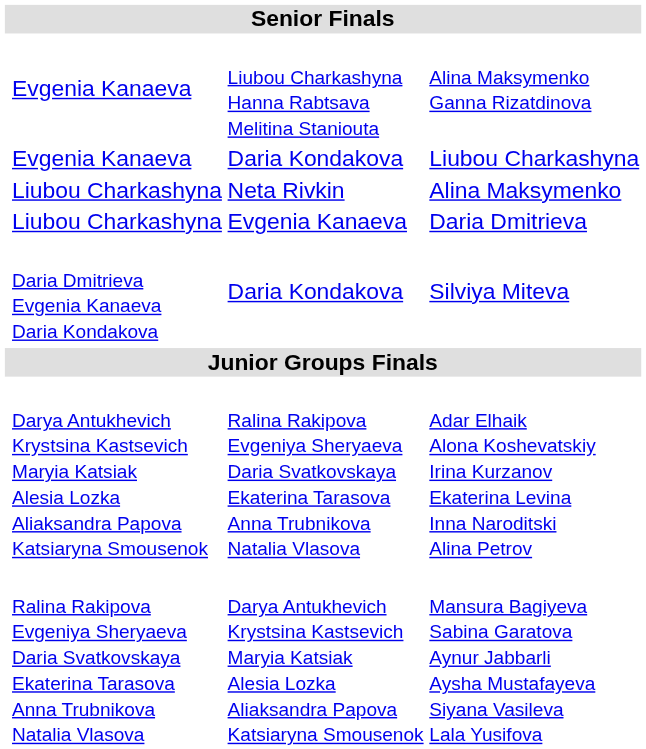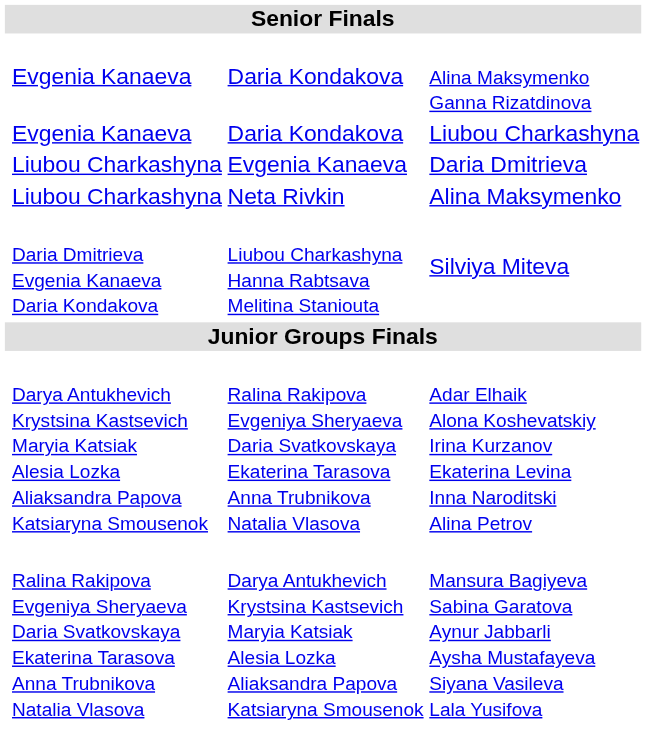(315, 103) Liubou Charkashyna Hanna Rabtsava Melitina Staniouta -> (315, 76) Daria Kondakova
rows swapped: (508, 222) <-> (525, 190)
(315, 292) Daria Kondakova -> (315, 280) Liubou Charkashyna Hanna Rabtsava Melitina Staniouta
